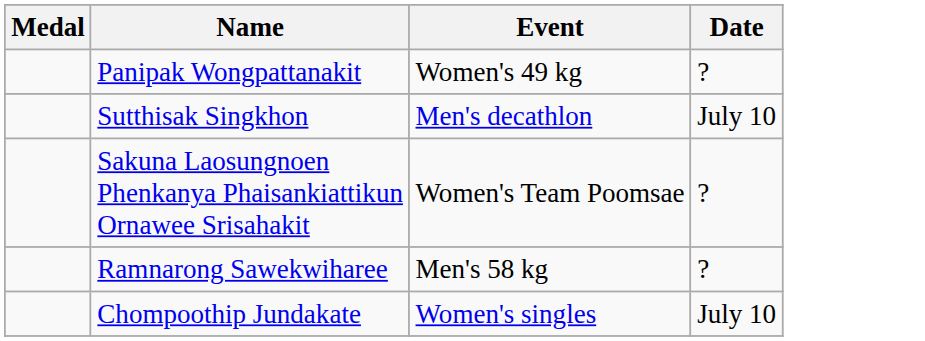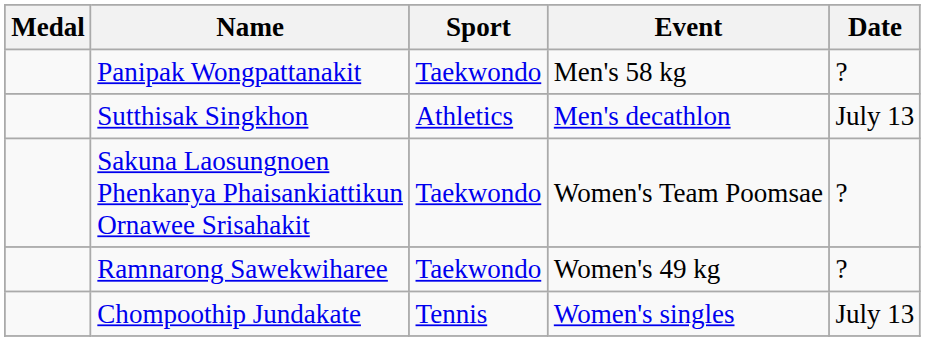+ column: (478, 26)
(499, 71) Women's 49 kg -> (620, 71) Men's 58 kg
(737, 116) July 10 -> (875, 116) July 13
(482, 269) Men's 58 kg -> (637, 269) Women's 49 kg
(737, 314) July 10 -> (875, 314) July 13
